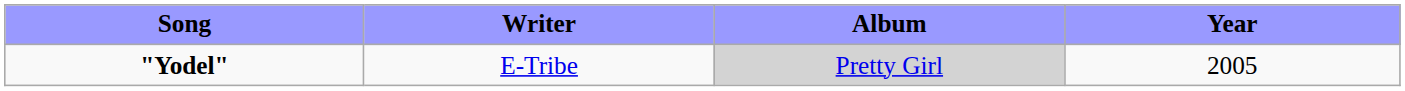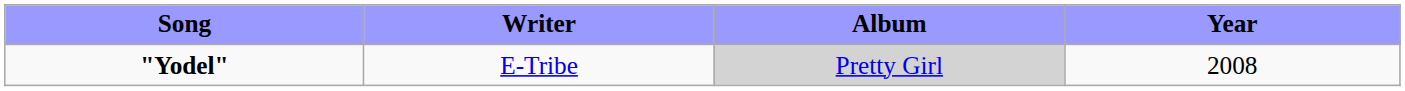(1232, 64) 2005 -> (1232, 64) 2008
